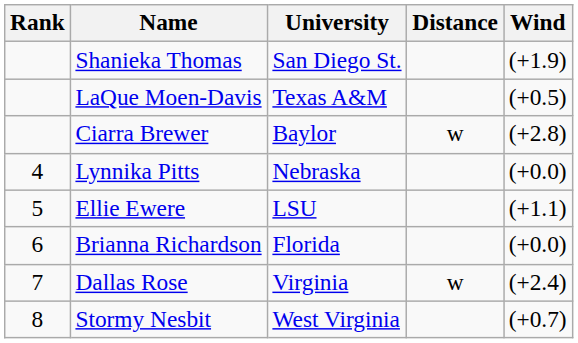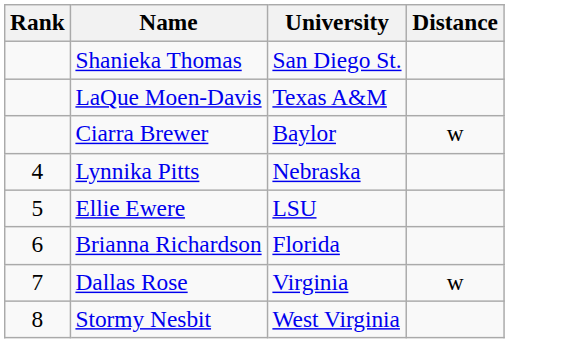- column: (538, 23)
